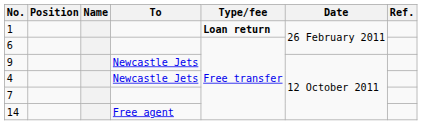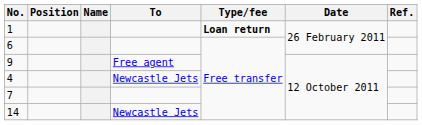(156, 62) Newcastle Jets -> (143, 62) Free agent
(143, 112) Free agent -> (156, 112) Newcastle Jets
